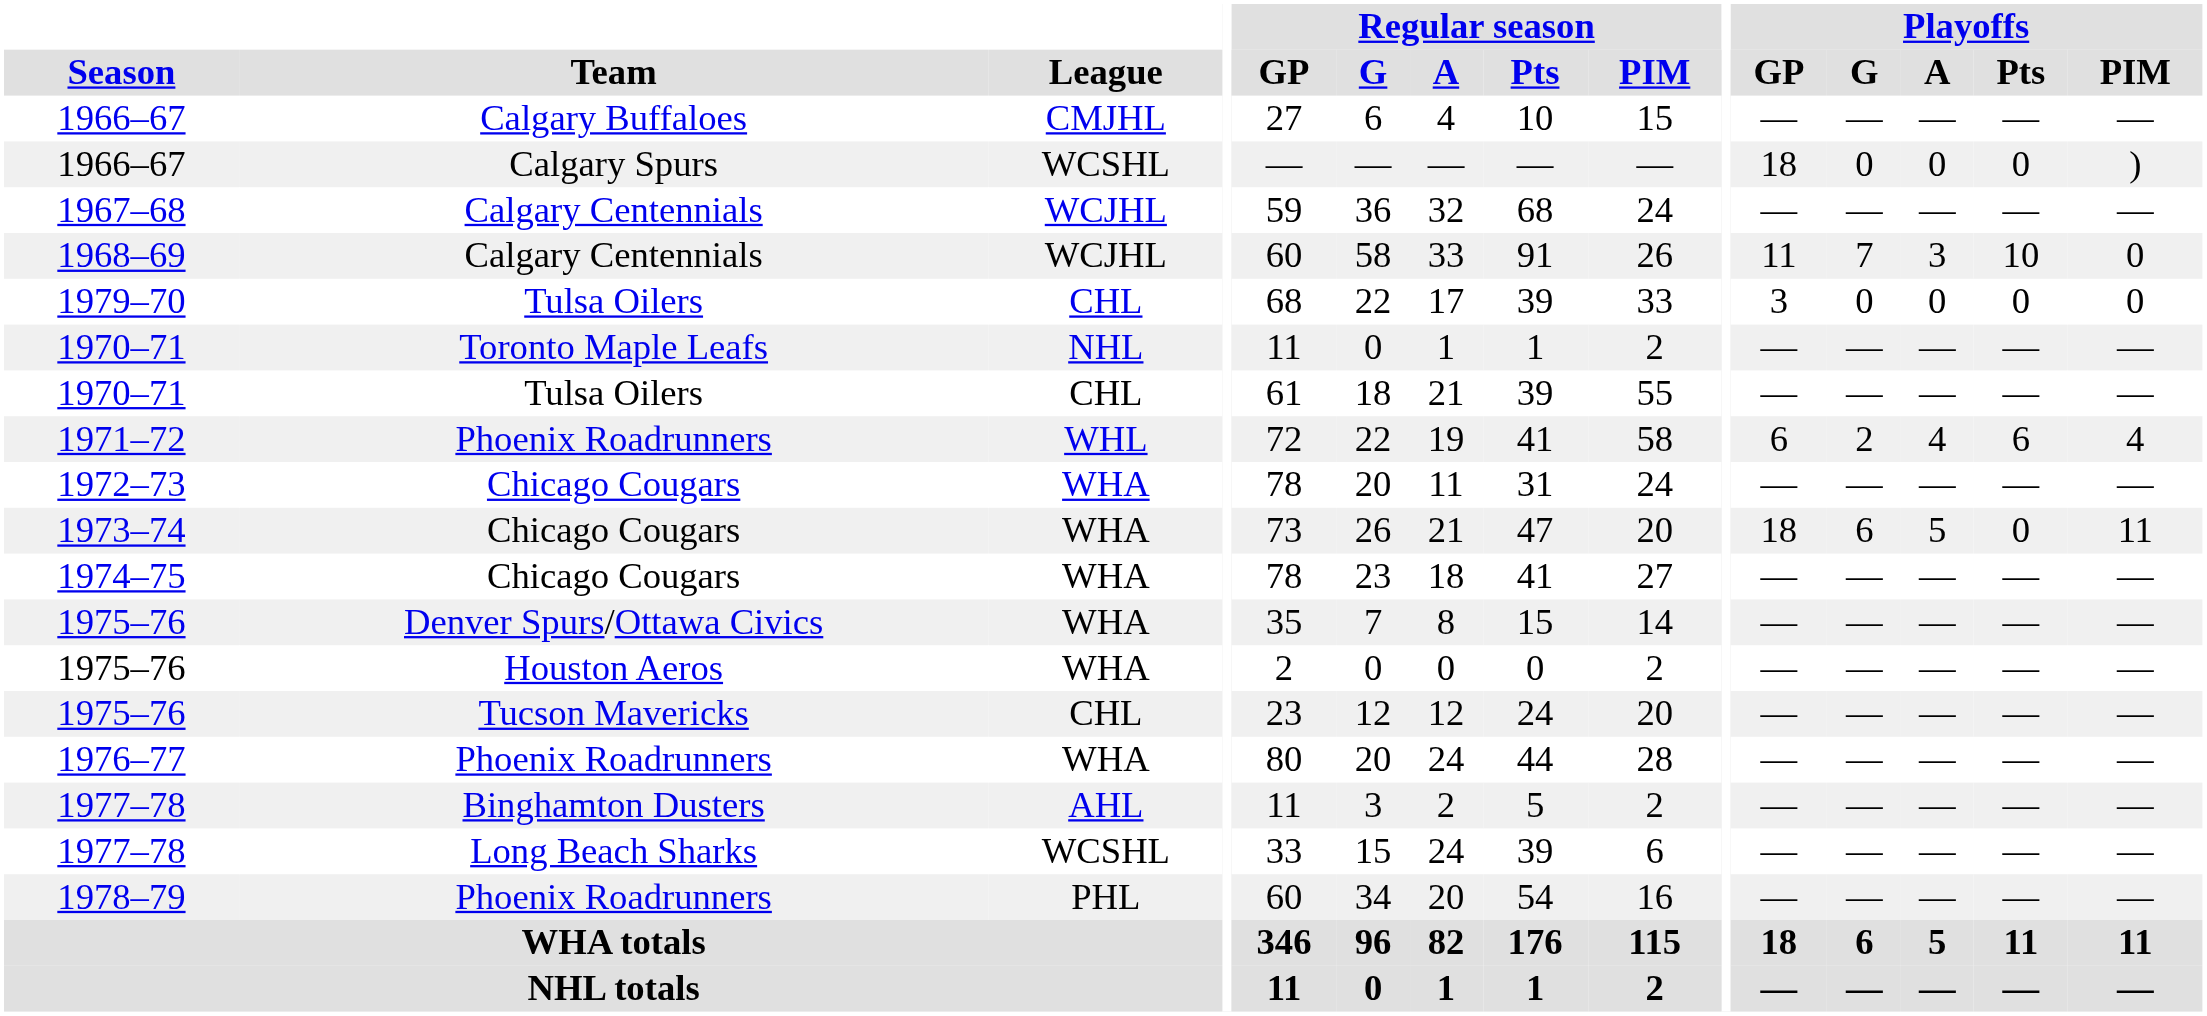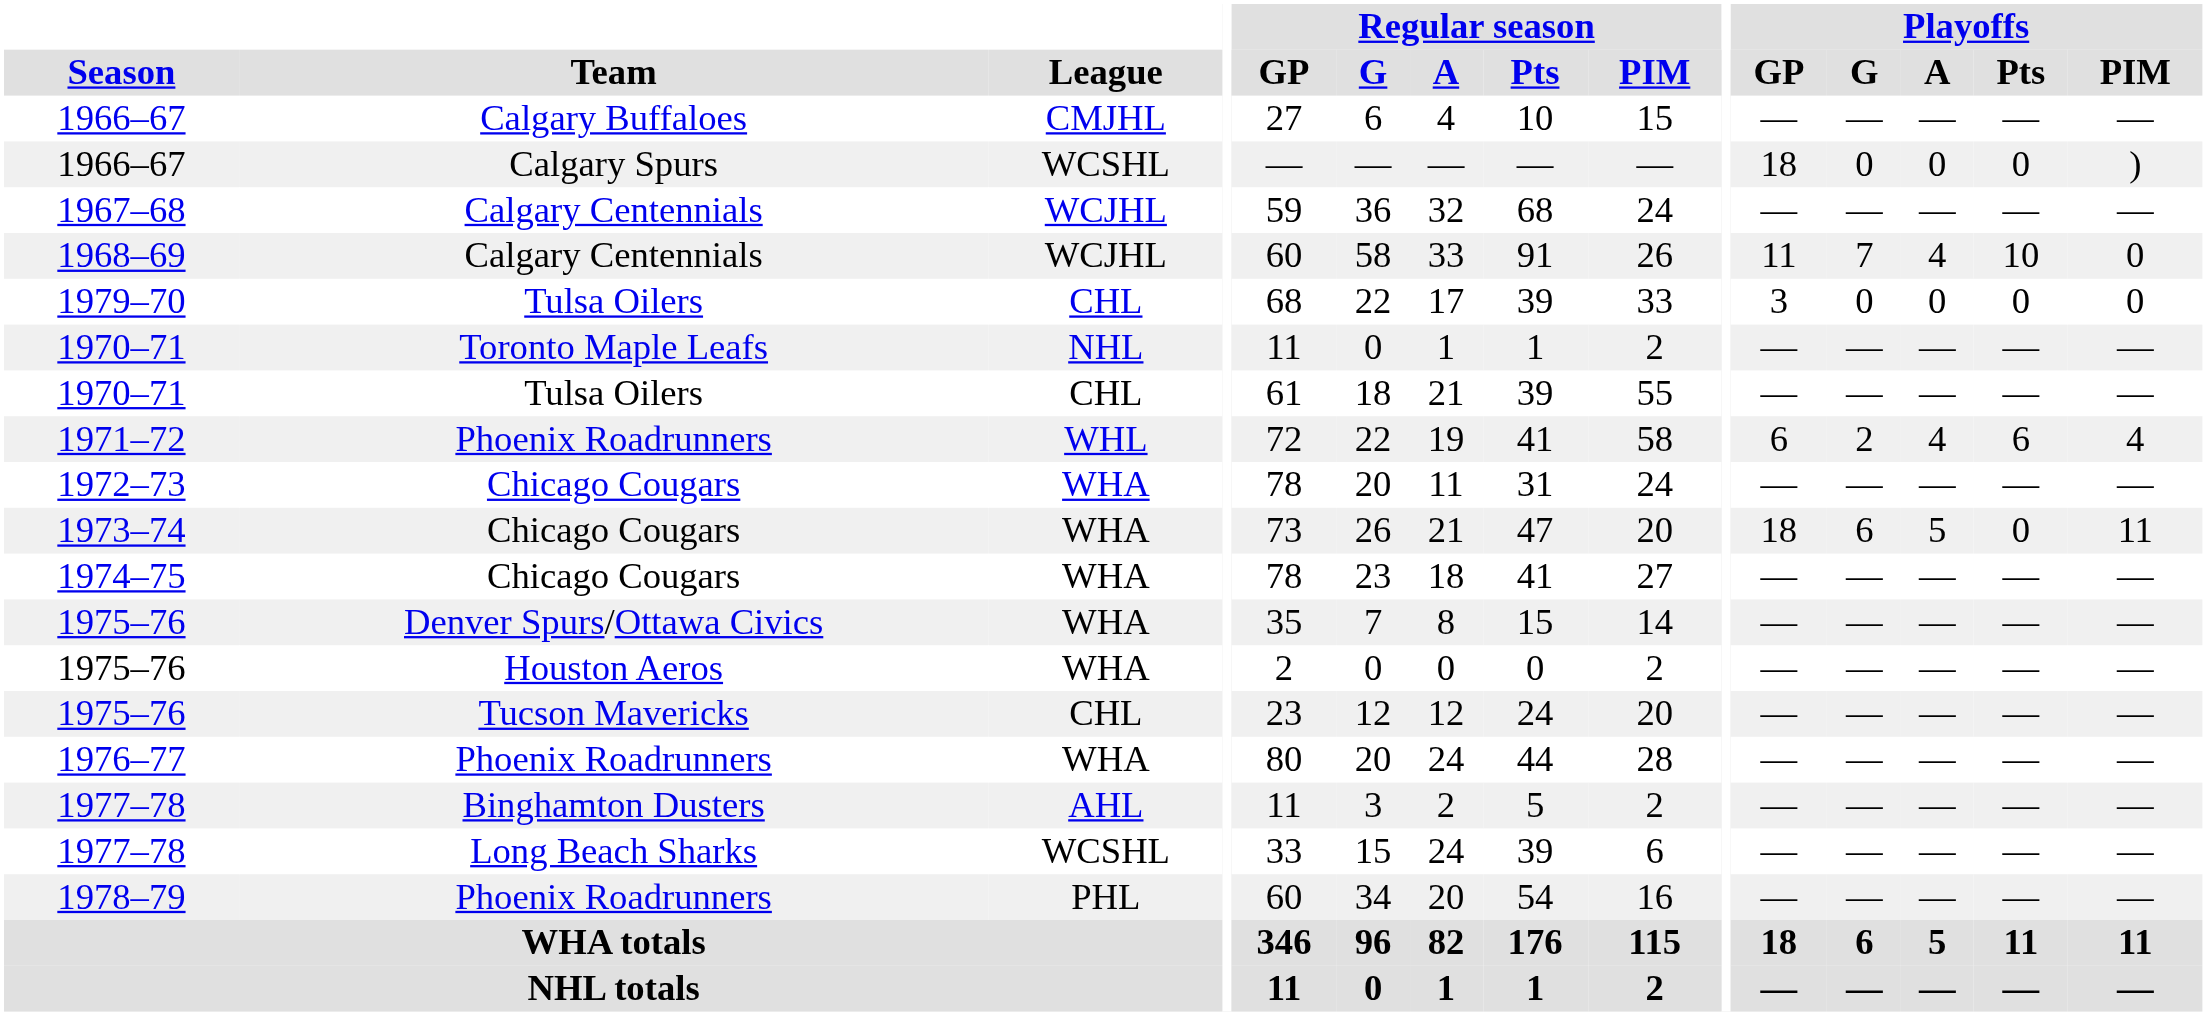(1937, 255) 3 -> (1937, 255) 4
